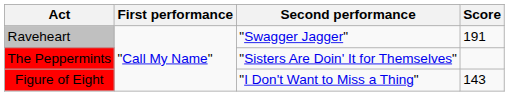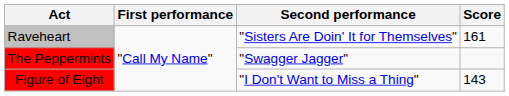(294, 36) "Swagger Jagger" -> (348, 36) "Sisters Are Doin' It for Themselves"
(475, 36) 191 -> (475, 36) 161
(348, 58) "Sisters Are Doin' It for Themselves" -> (294, 58) "Swagger Jagger"
